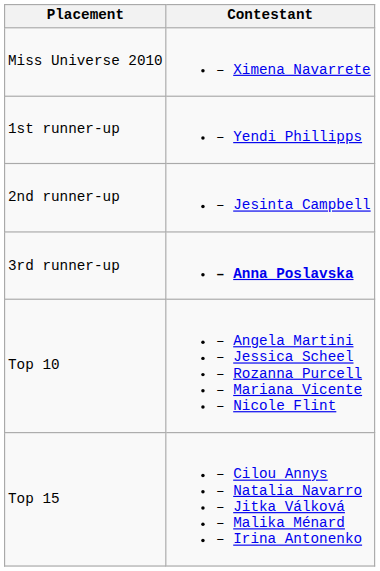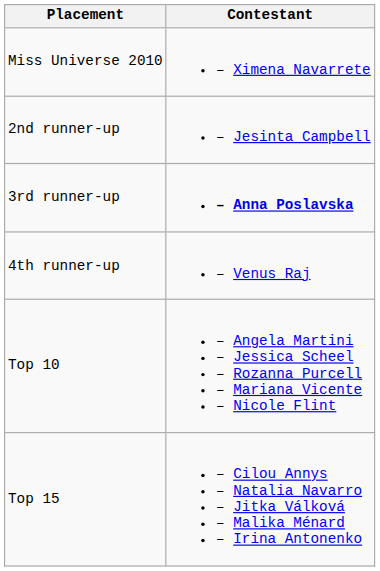- row: (64, 130)
+ row: (64, 266)
